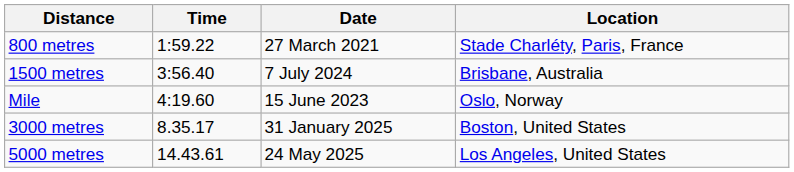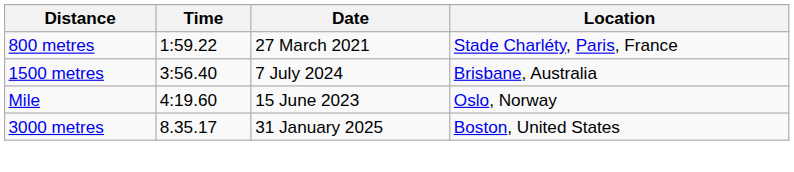- row: (56, 154)
